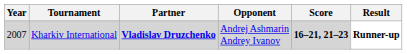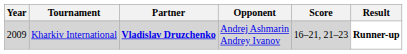(17, 35) 2007 -> (17, 35) 2009
(321, 35) bold -> (321, 35) normal
